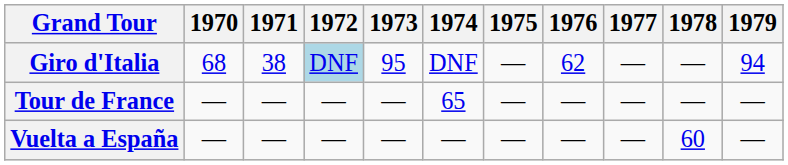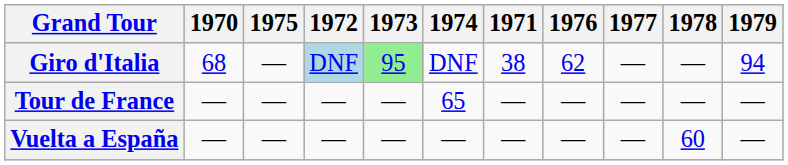columns swapped: (274, 23) <-> (513, 23)
(394, 62) no background -> (394, 62) lightgreen background
